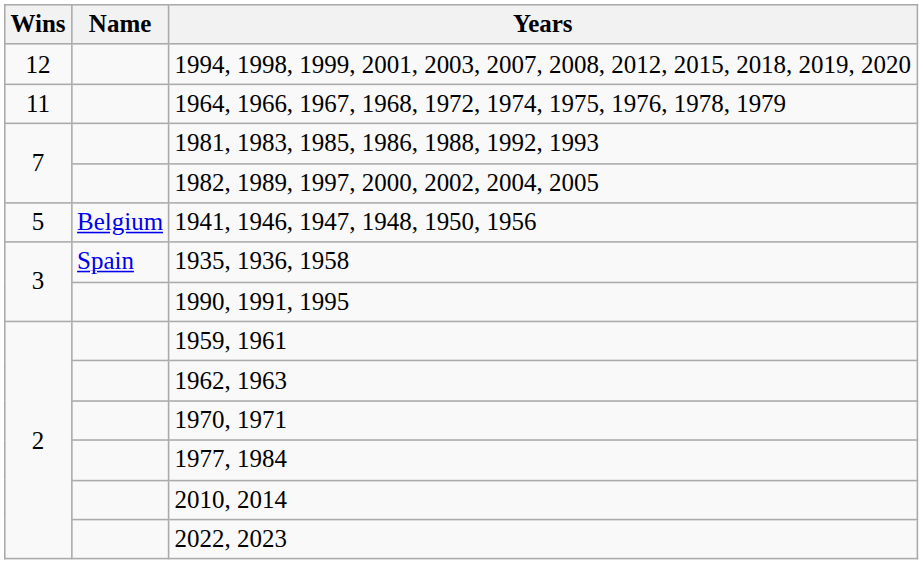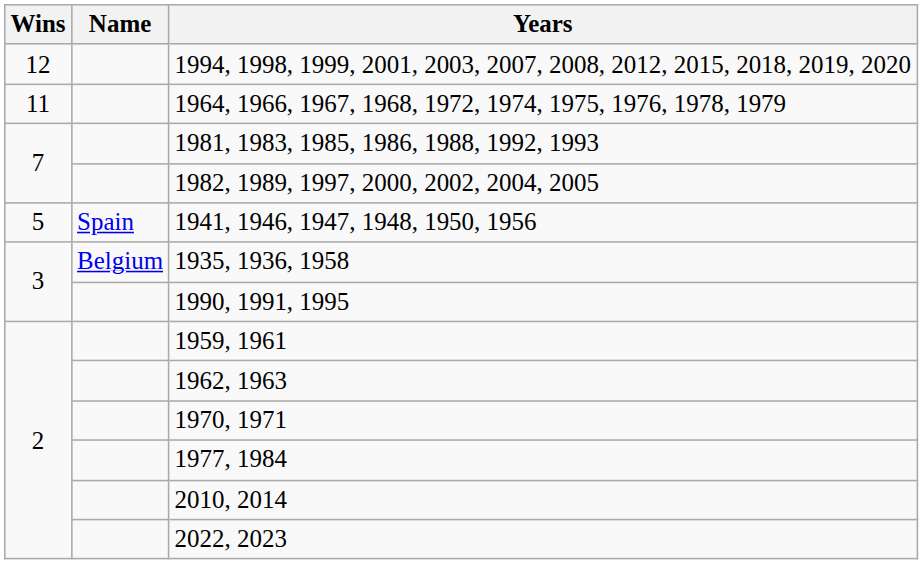(120, 222) Belgium -> (106, 222) Spain
(106, 261) Spain -> (120, 261) Belgium
